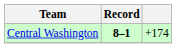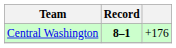(157, 33) +174 -> (157, 33) +176
